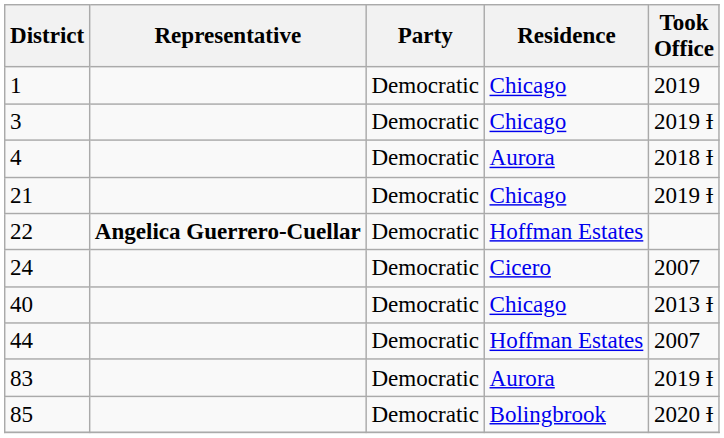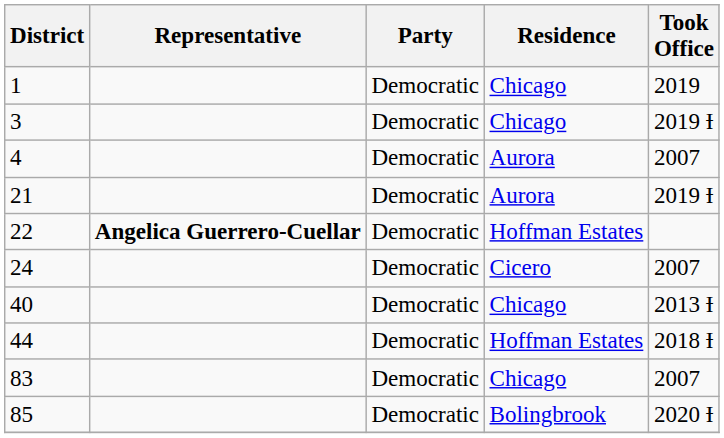(684, 158) 2018 Ɨ -> (677, 158) 2007
(528, 194) Chicago -> (522, 194) Aurora
(677, 341) 2007 -> (684, 341) 2018 Ɨ
(522, 377) Aurora -> (528, 377) Chicago
(684, 377) 2019 Ɨ -> (677, 377) 2007
